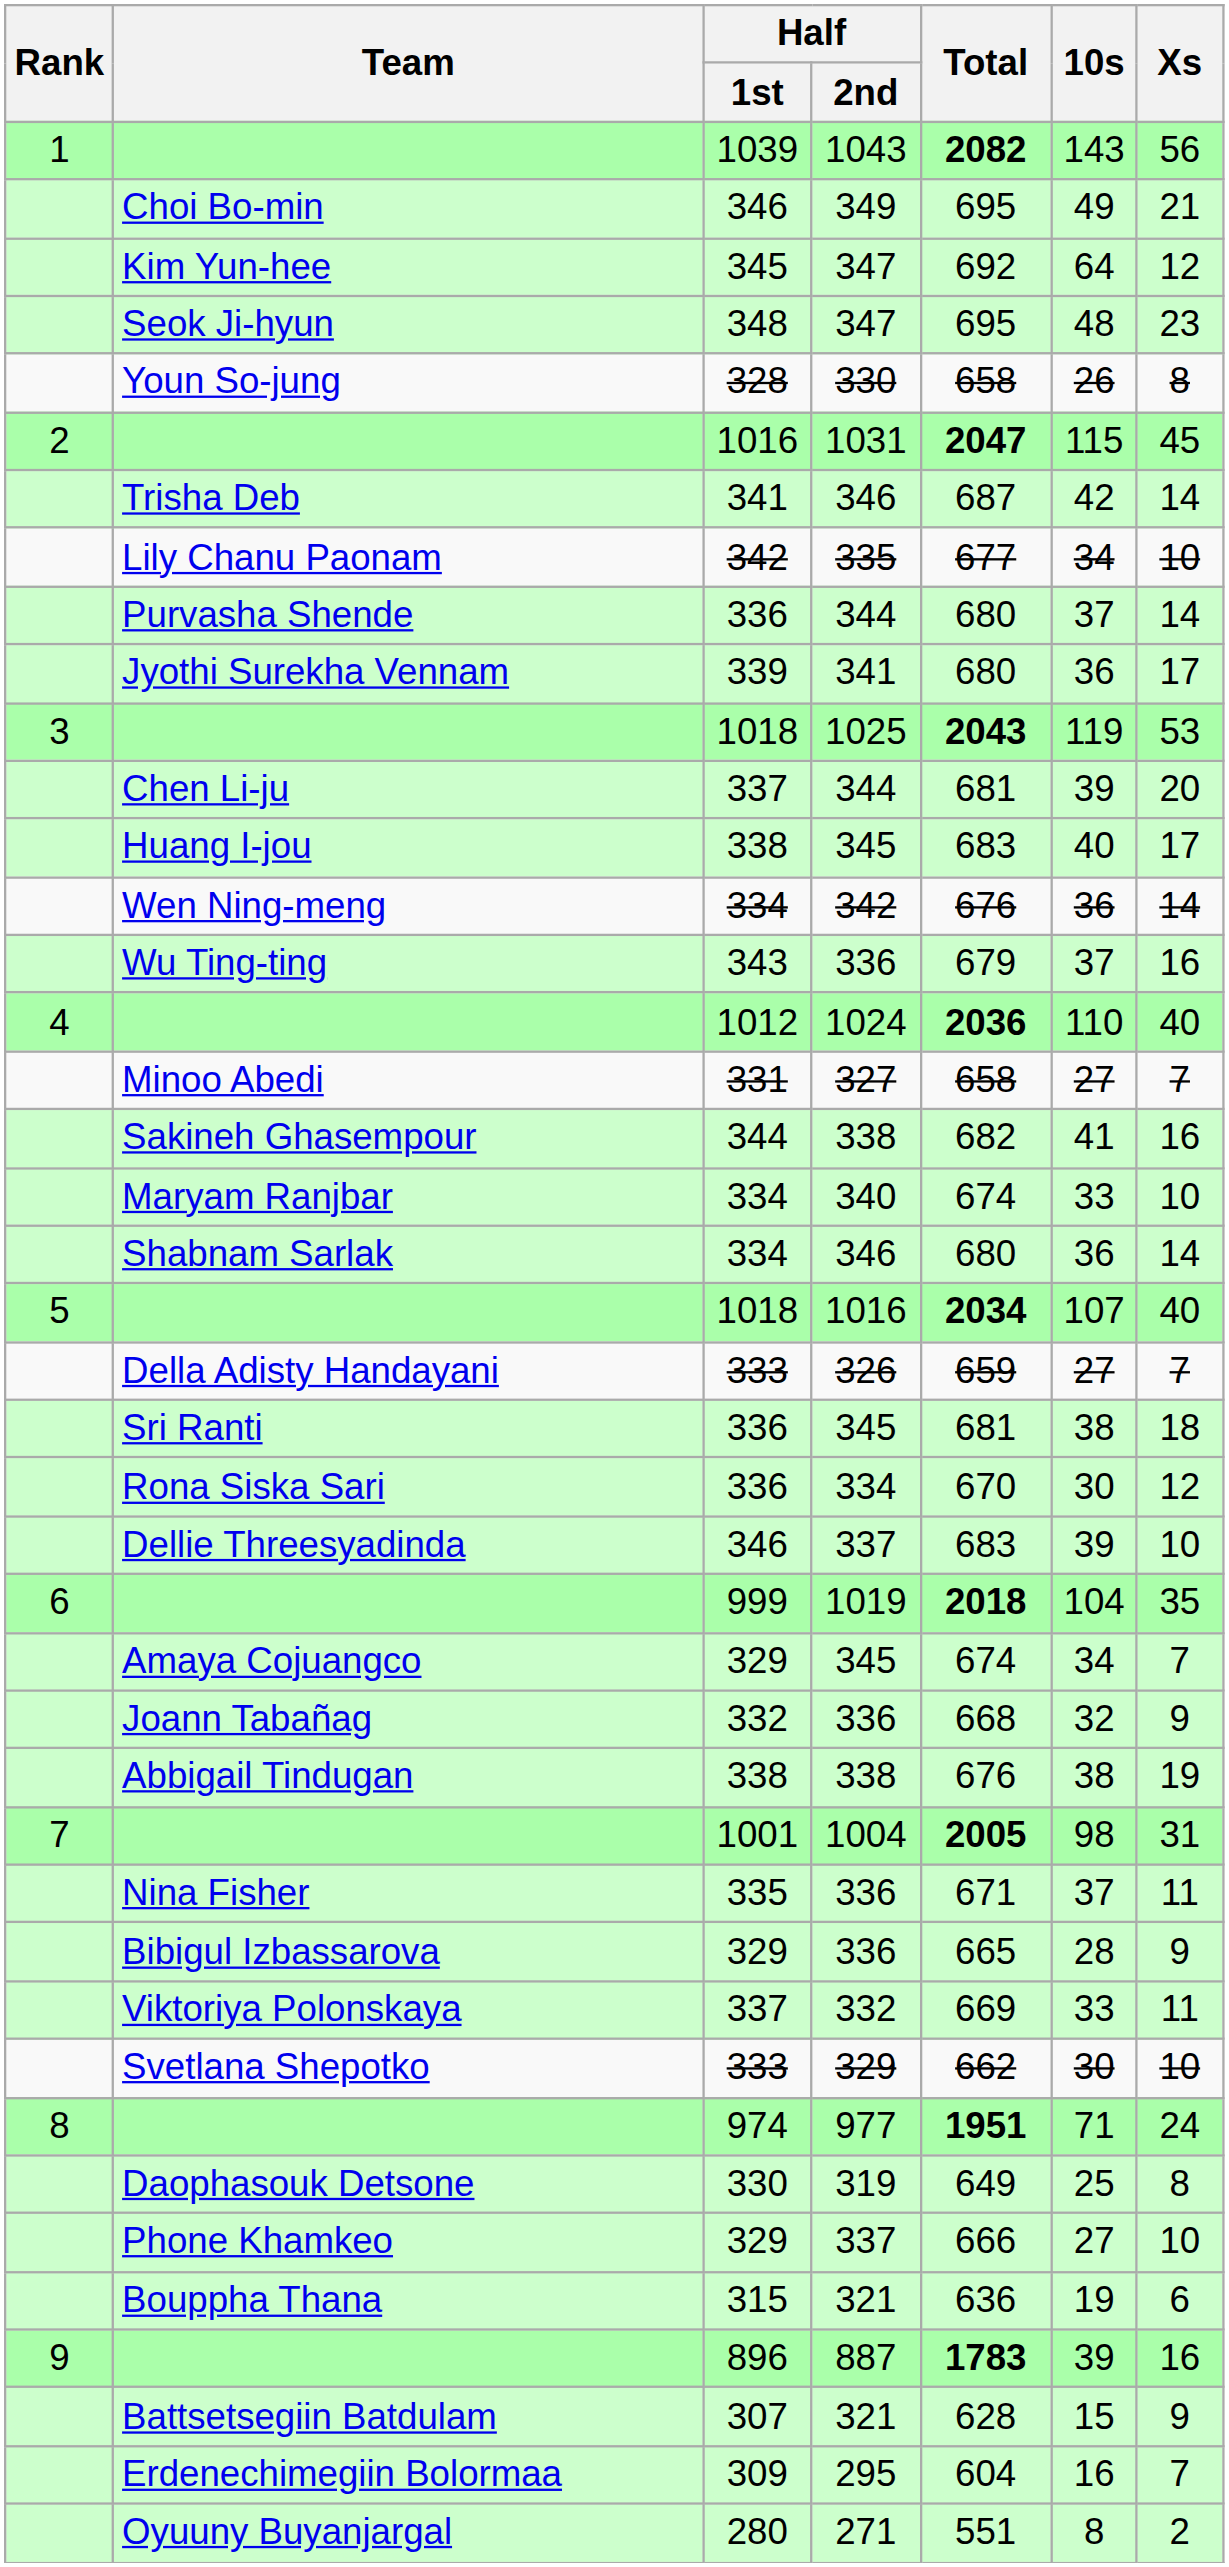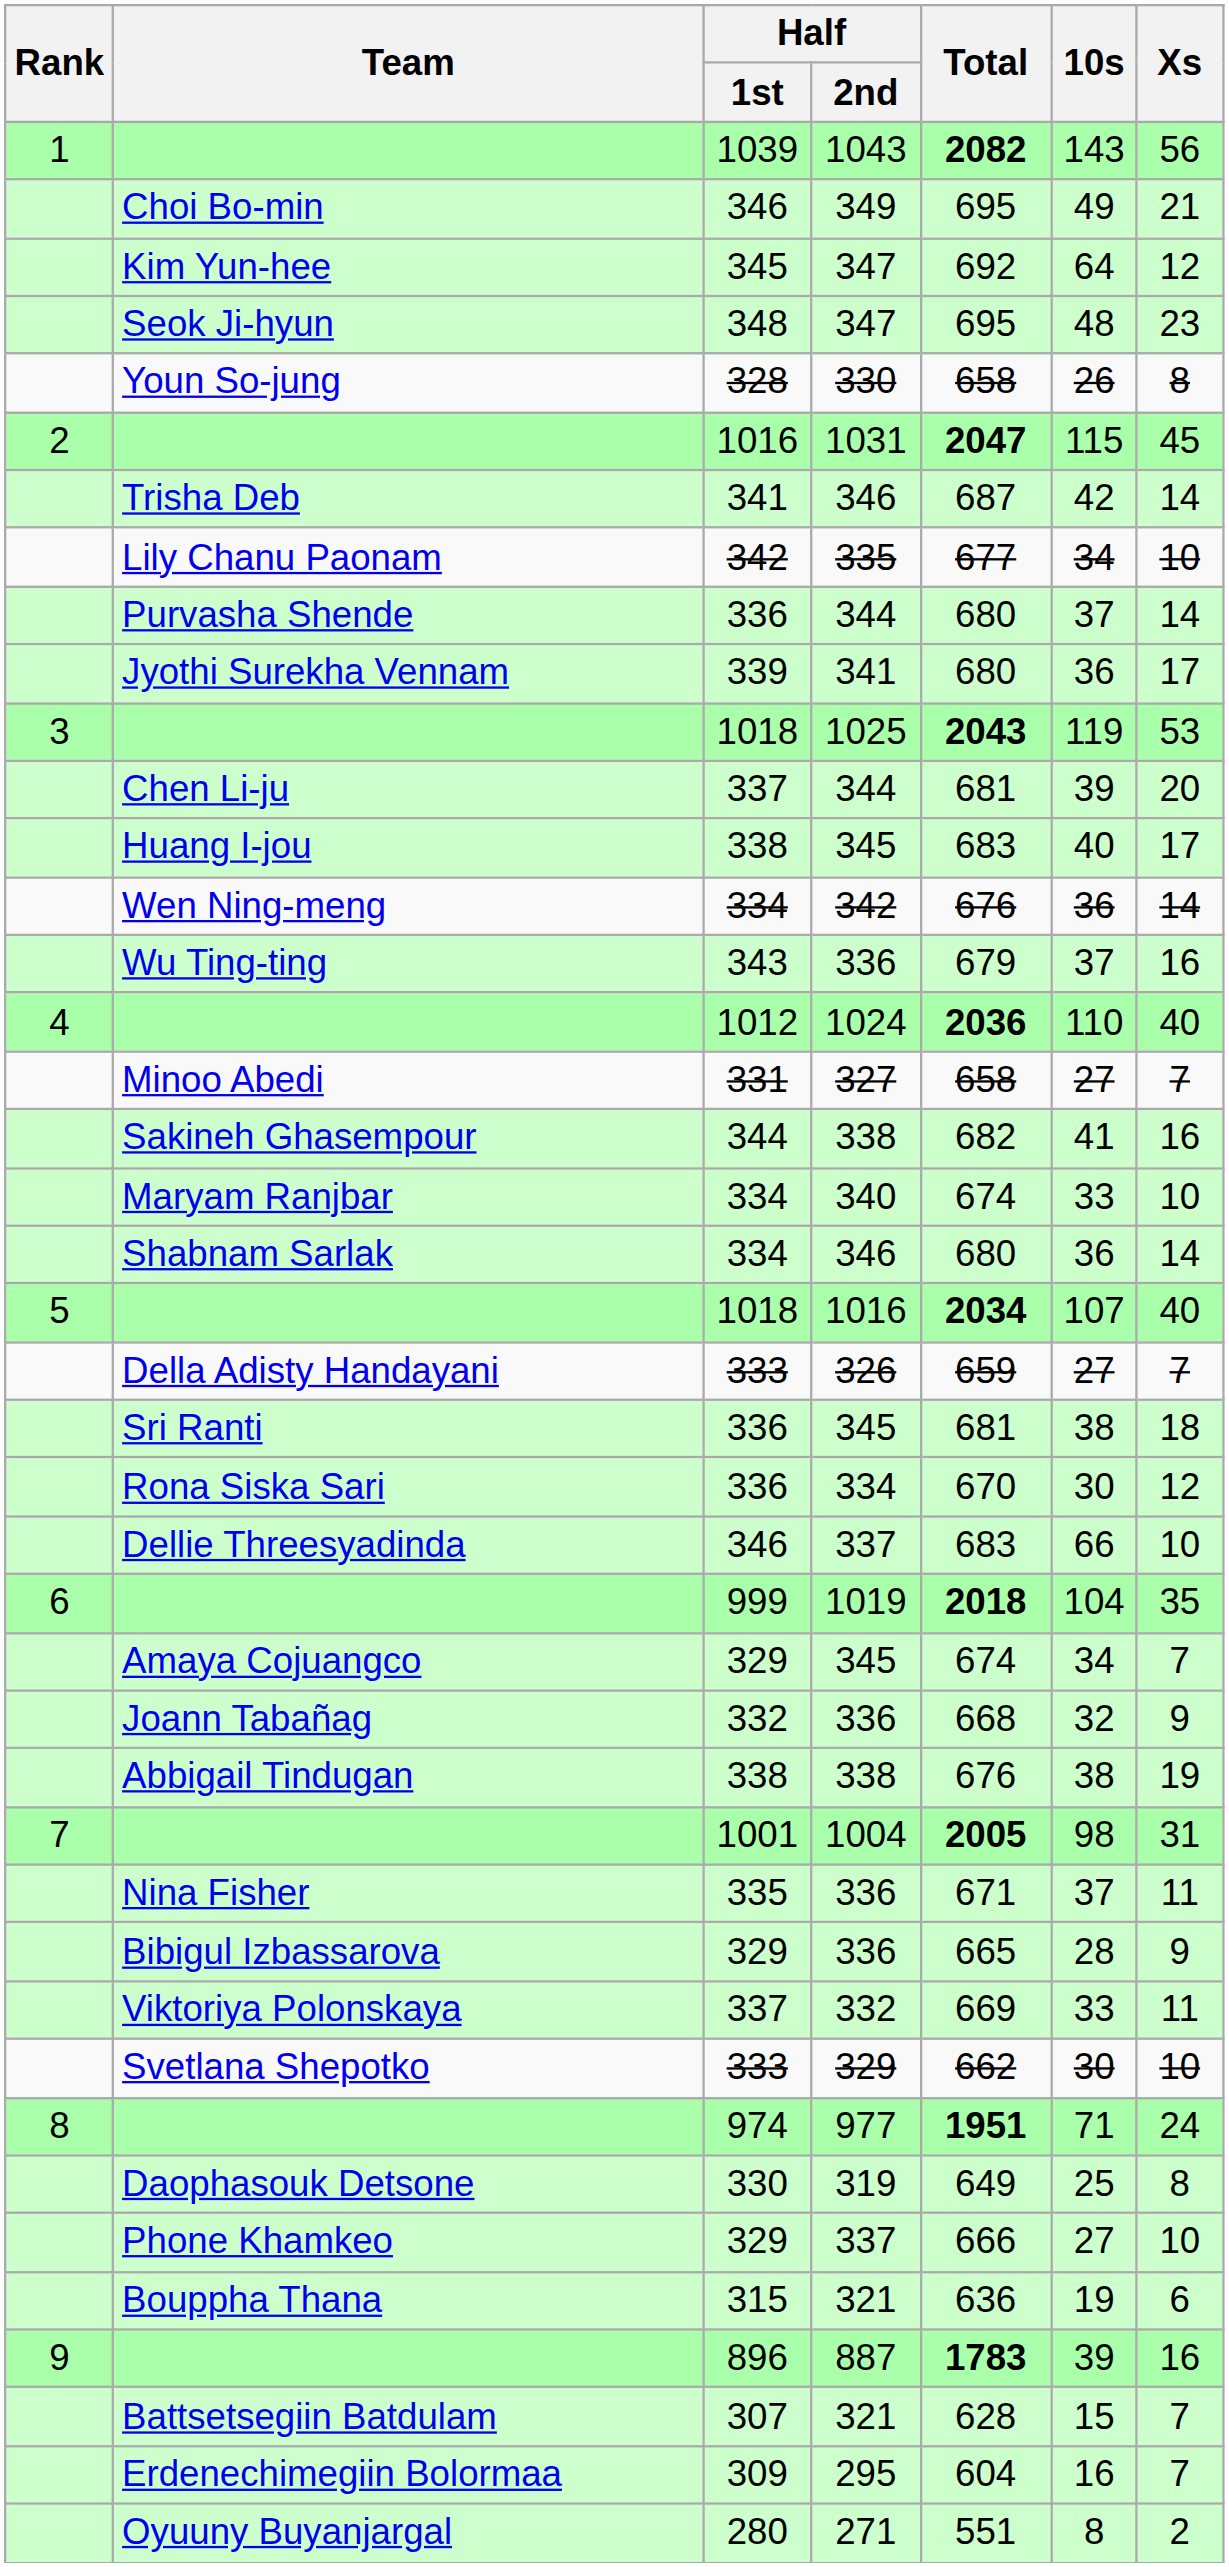(1094, 1544) 39 -> (1094, 1544) 66
(1180, 2416) 9 -> (1180, 2416) 7
